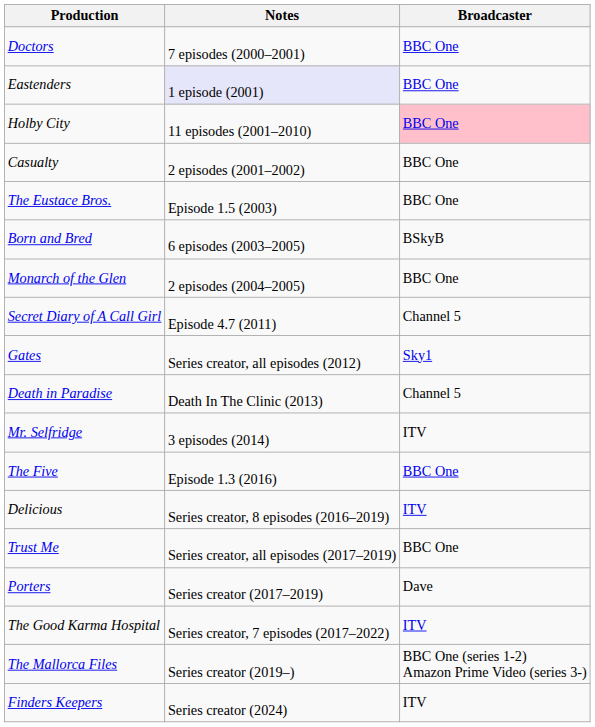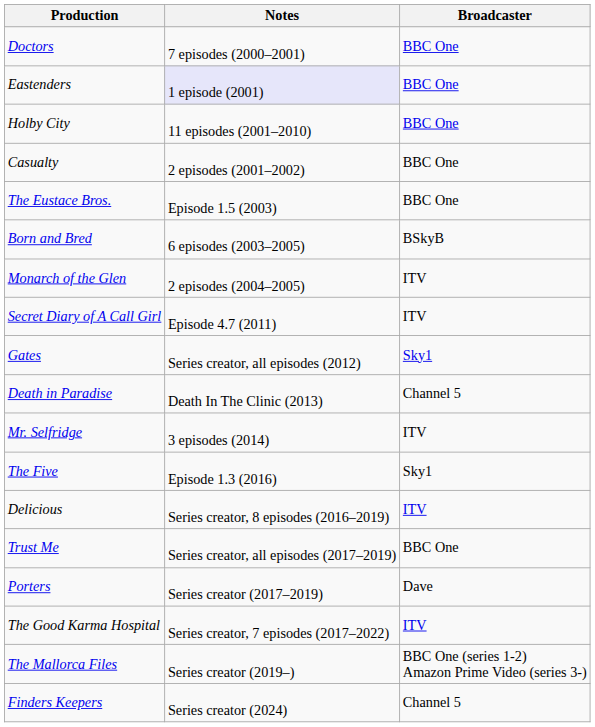(431, 123) pink background -> (431, 123) no background
(431, 278) BBC One -> (415, 278) ITV
(432, 316) Channel 5 -> (415, 316) ITV
(431, 471) BBC One -> (418, 471) Sky1
(415, 702) ITV -> (432, 702) Channel 5
